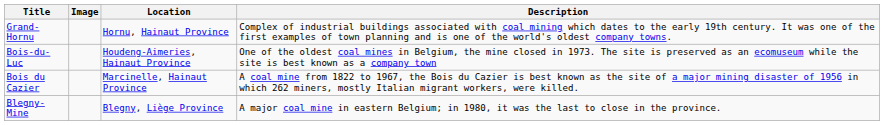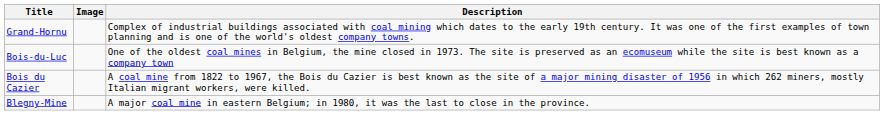- column: (169, 12)
